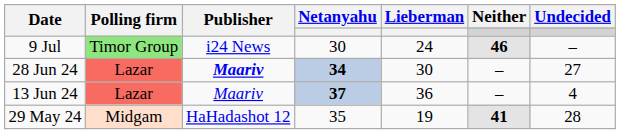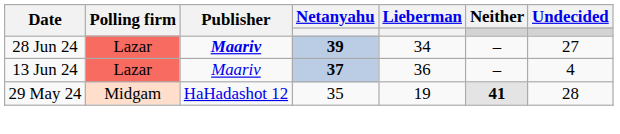- row: (45, 47)
(337, 70) 34 -> (335, 47) 39
(424, 70) 30 -> (422, 47) 34
